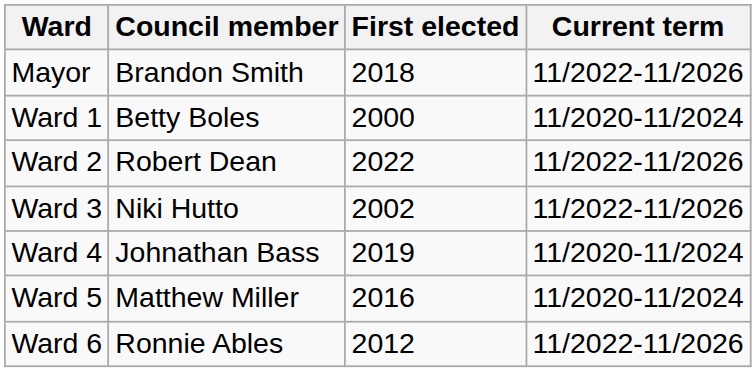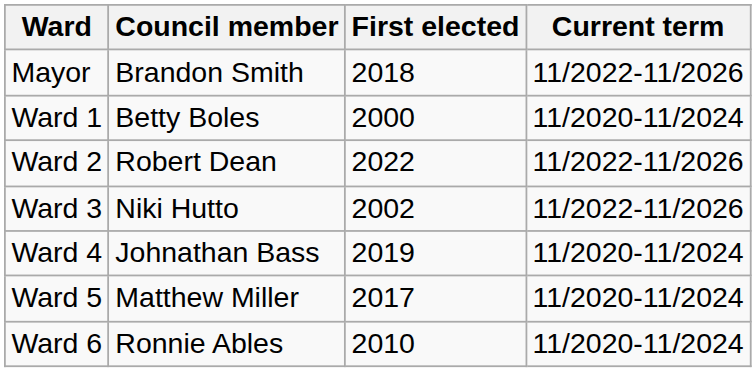(383, 298) 2016 -> (383, 298) 2017
(383, 343) 2012 -> (383, 343) 2010
(638, 343) 11/2022-11/2026 -> (638, 343) 11/2020-11/2024
